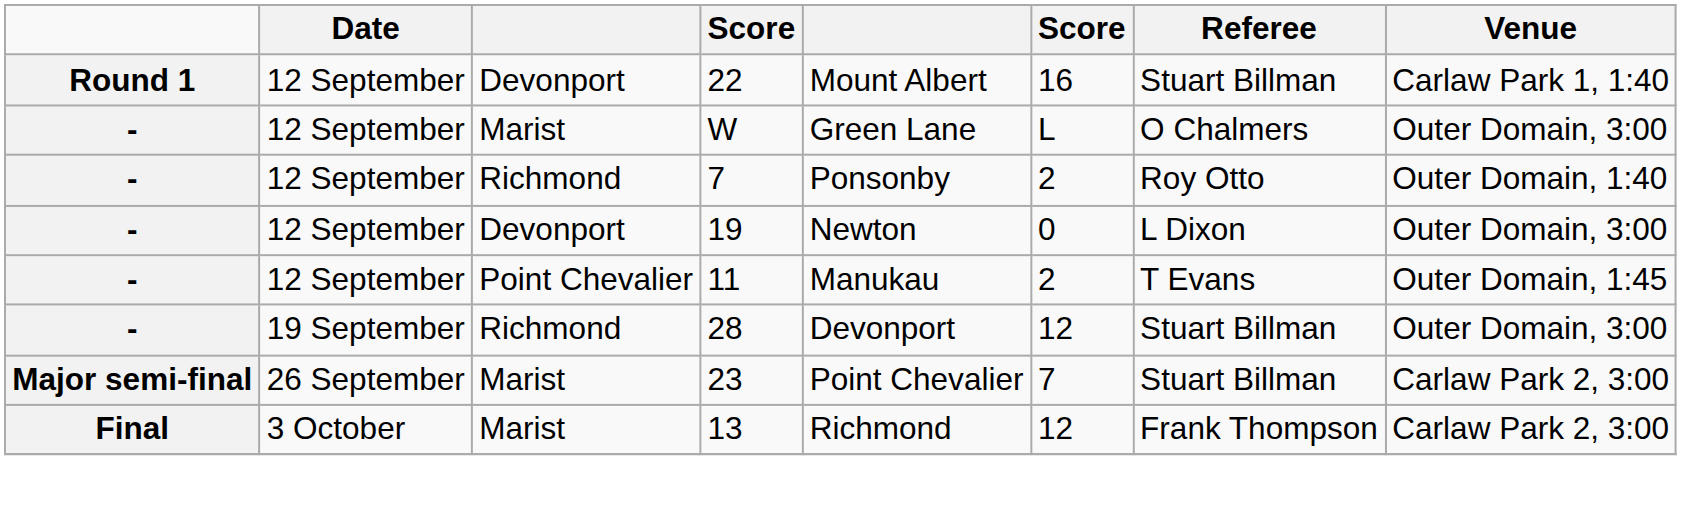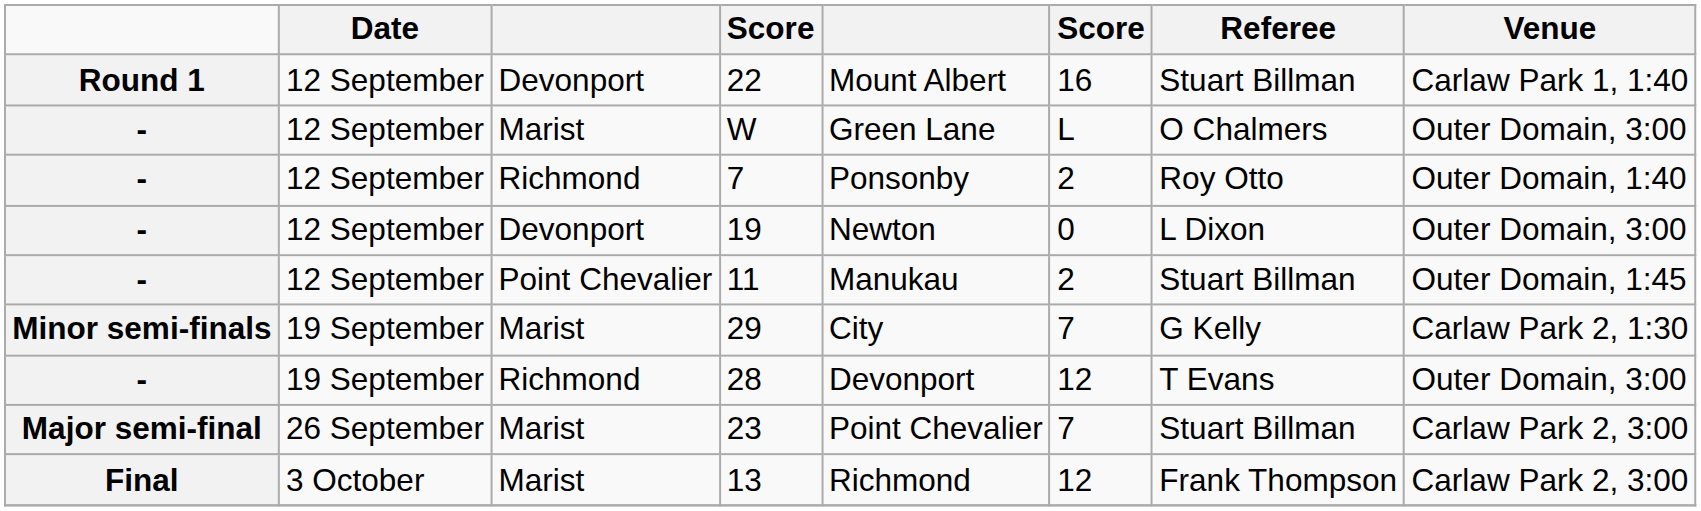(1198, 279) T Evans -> (1257, 279) Stuart Billman
+ row: (744, 329)
(1238, 329) Stuart Billman -> (1217, 379) T Evans
